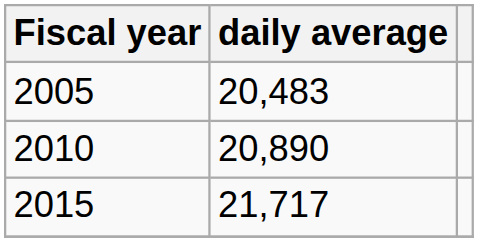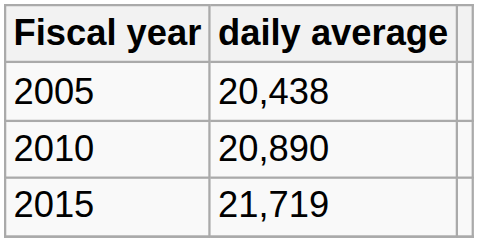(274, 90) 20,483 -> (274, 90) 20,438
(274, 206) 21,717 -> (274, 206) 21,719
